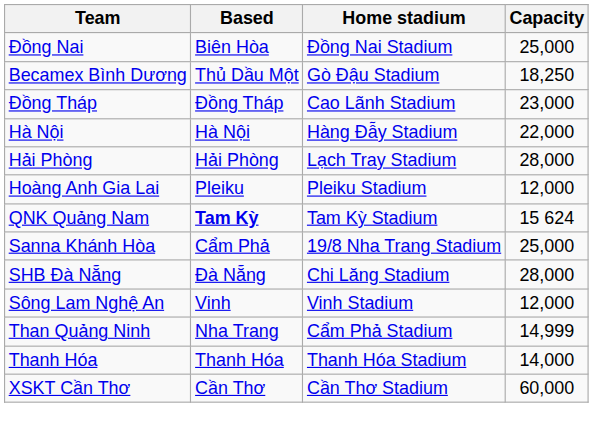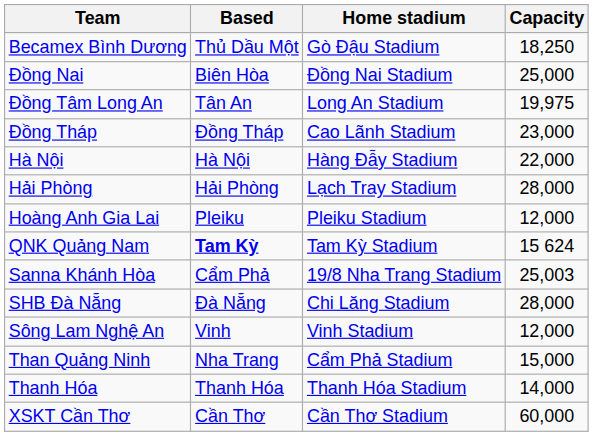rows swapped: (98, 75) <-> (46, 47)
+ row: (86, 103)
(547, 246) 25,000 -> (547, 274) 25,003
(547, 331) 14,999 -> (547, 359) 15,000
